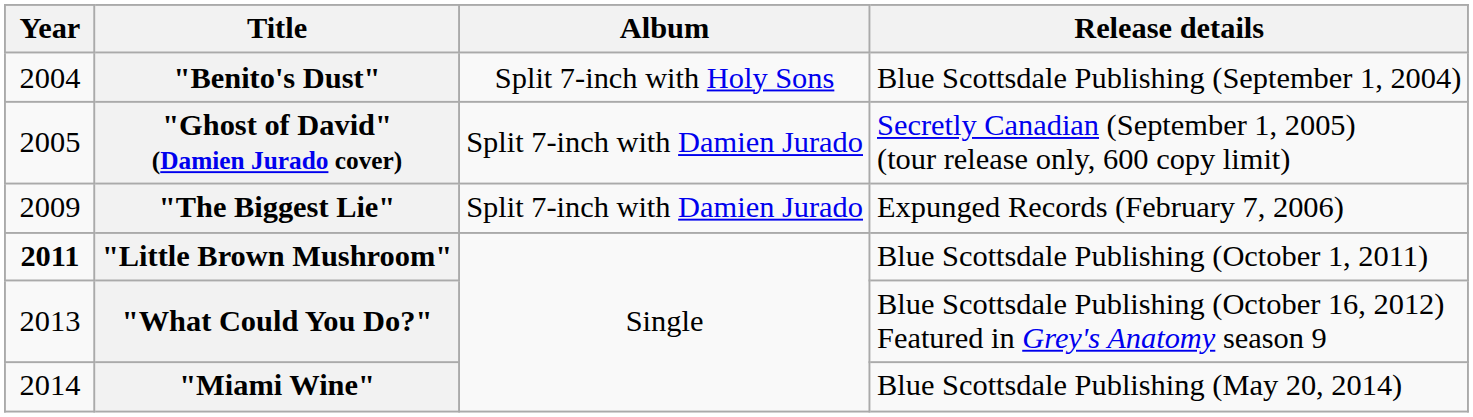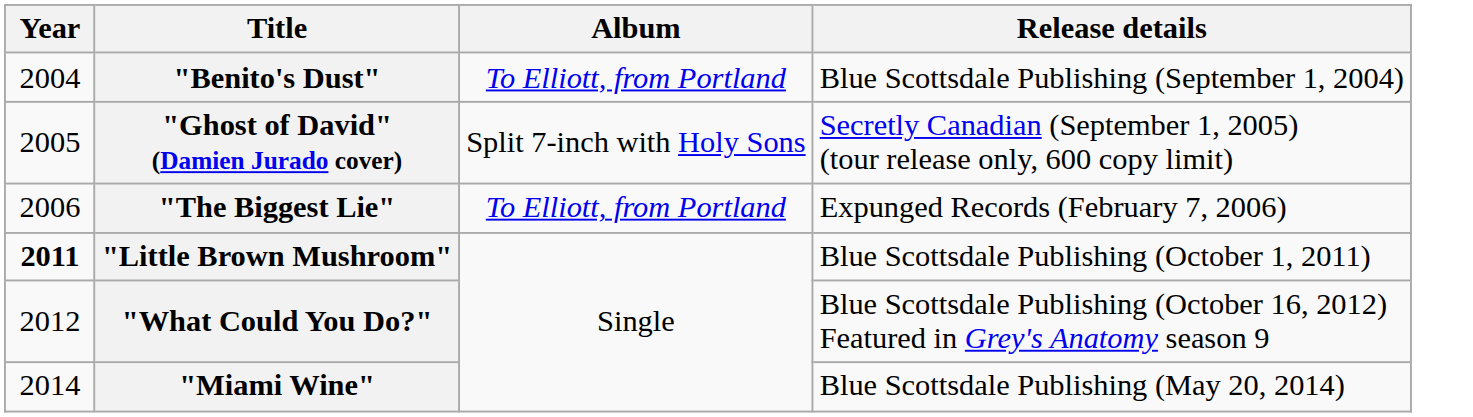(665, 76) Split 7-inch with Holy Sons -> (636, 76) To Elliott, from Portland
(665, 142) Split 7-inch with Damien Jurado -> (636, 142) Split 7-inch with Holy Sons
(50, 207) 2009 -> (50, 207) 2006
(665, 207) Split 7-inch with Damien Jurado -> (636, 207) To Elliott, from Portland
(50, 320) 2013 -> (50, 320) 2012
